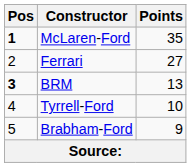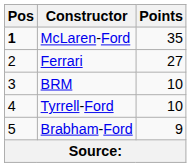(12, 84) bold -> (12, 84) normal
(175, 84) 13 -> (175, 84) 10
